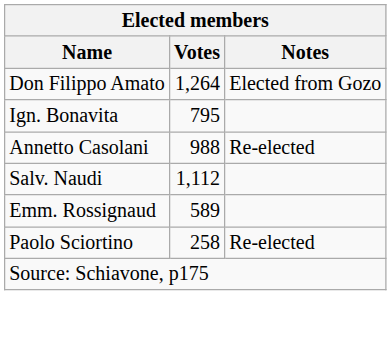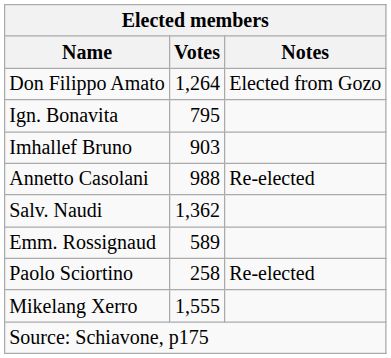+ row: (71, 147)
(198, 178) 1,112 -> (197, 210) 1,362
+ row: (73, 305)
